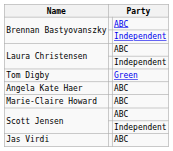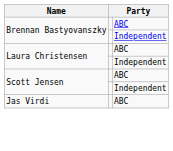- row: (28, 75)
- row: (44, 88)
- row: (52, 101)
